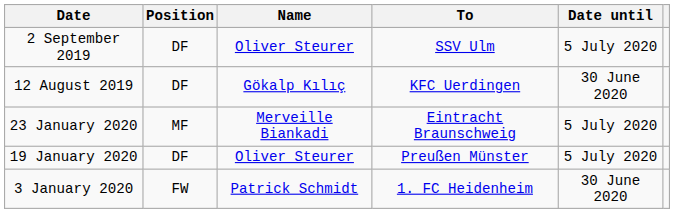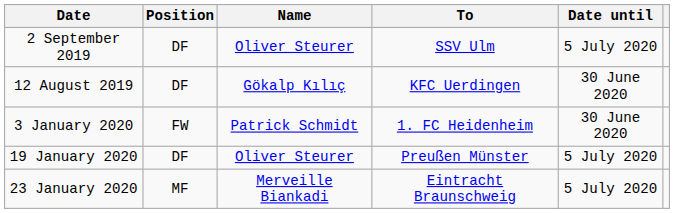rows swapped: (74, 189) <-> (74, 126)
